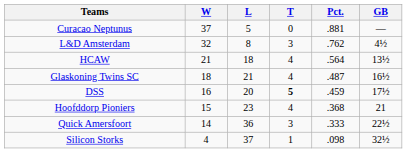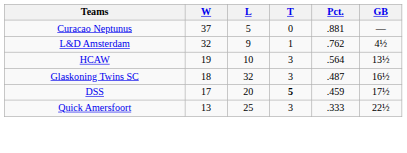(248, 44) 8 -> (248, 44) 9
(290, 44) 3 -> (290, 44) 1
(206, 60) 21 -> (206, 60) 19
(248, 60) 18 -> (248, 60) 10
(290, 60) 4 -> (290, 60) 3
(248, 76) 21 -> (248, 76) 32
(290, 76) 4 -> (290, 76) 3
(206, 92) 16 -> (206, 92) 17
- row: (95, 108)
(206, 124) 14 -> (206, 108) 13
(248, 124) 36 -> (248, 108) 25
- row: (95, 140)
